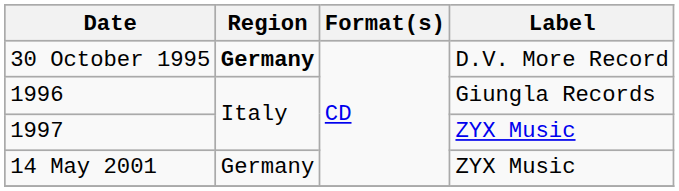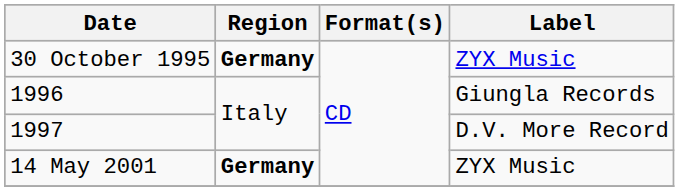(562, 59) D.V. More Record -> (516, 59) ZYX Music
(516, 132) ZYX Music -> (562, 132) D.V. More Record
(268, 168) normal -> (268, 168) bold
